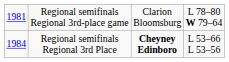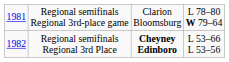(16, 44) 1984 -> (16, 44) 1982
